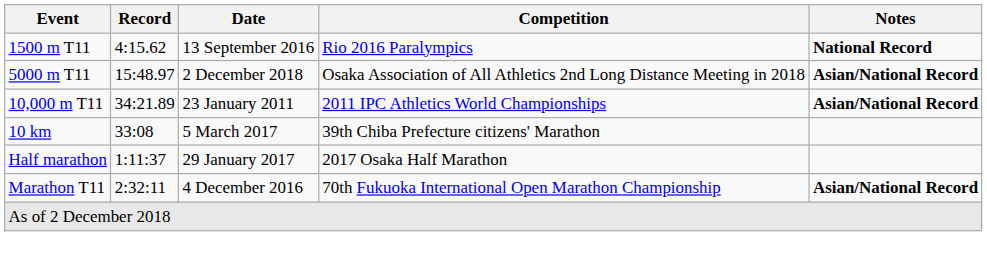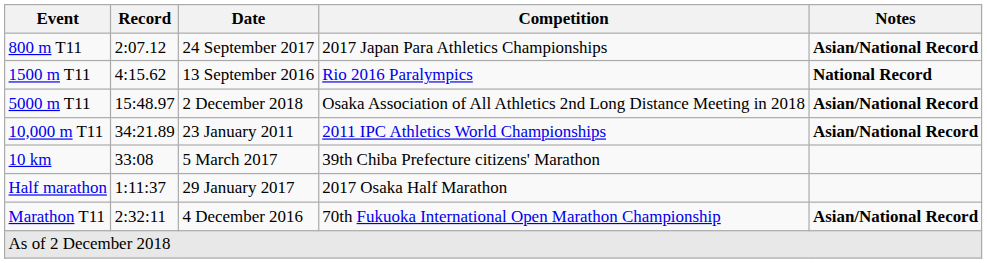+ row: (45, 47)
